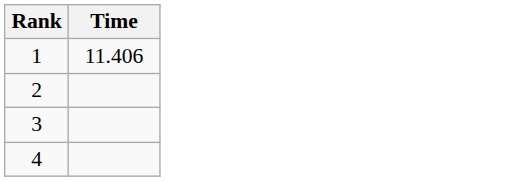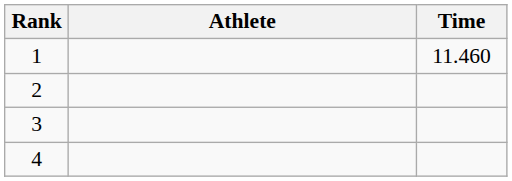+ column: (242, 21)
(114, 55) 11.406 -> (462, 55) 11.460
